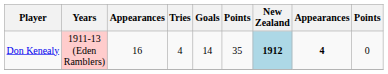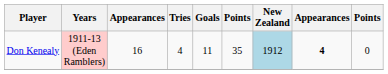(207, 50) 14 -> (207, 50) 11
(272, 50) bold -> (272, 50) normal
